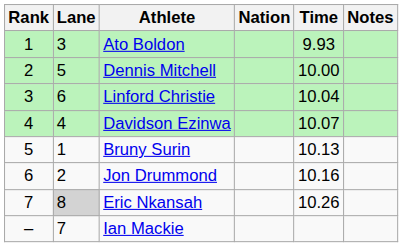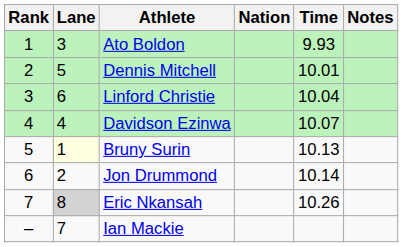(319, 70) 10.00 -> (319, 70) 10.01
(61, 149) no background -> (61, 149) lightyellow background
(319, 176) 10.16 -> (319, 176) 10.14
